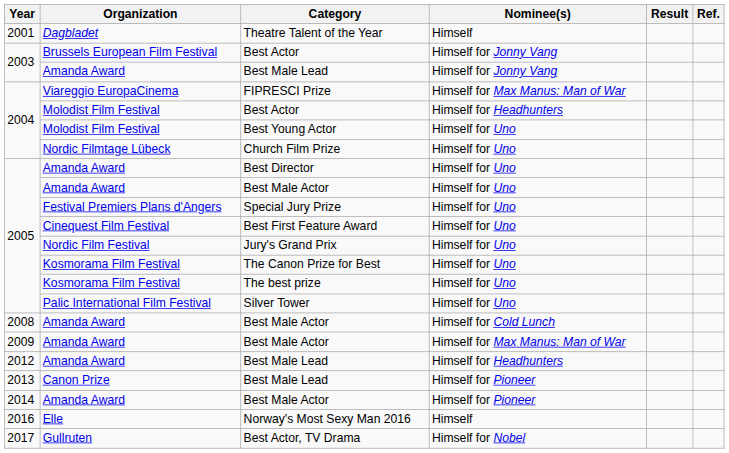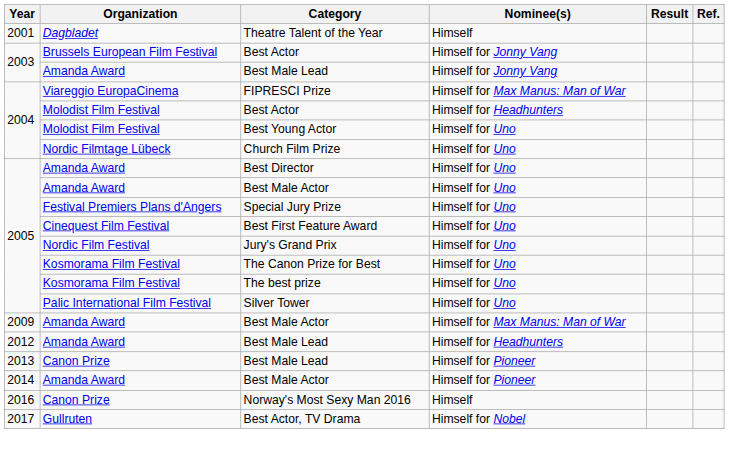- row: (21, 322)
(53, 419) Elle -> (76, 399) Canon Prize
